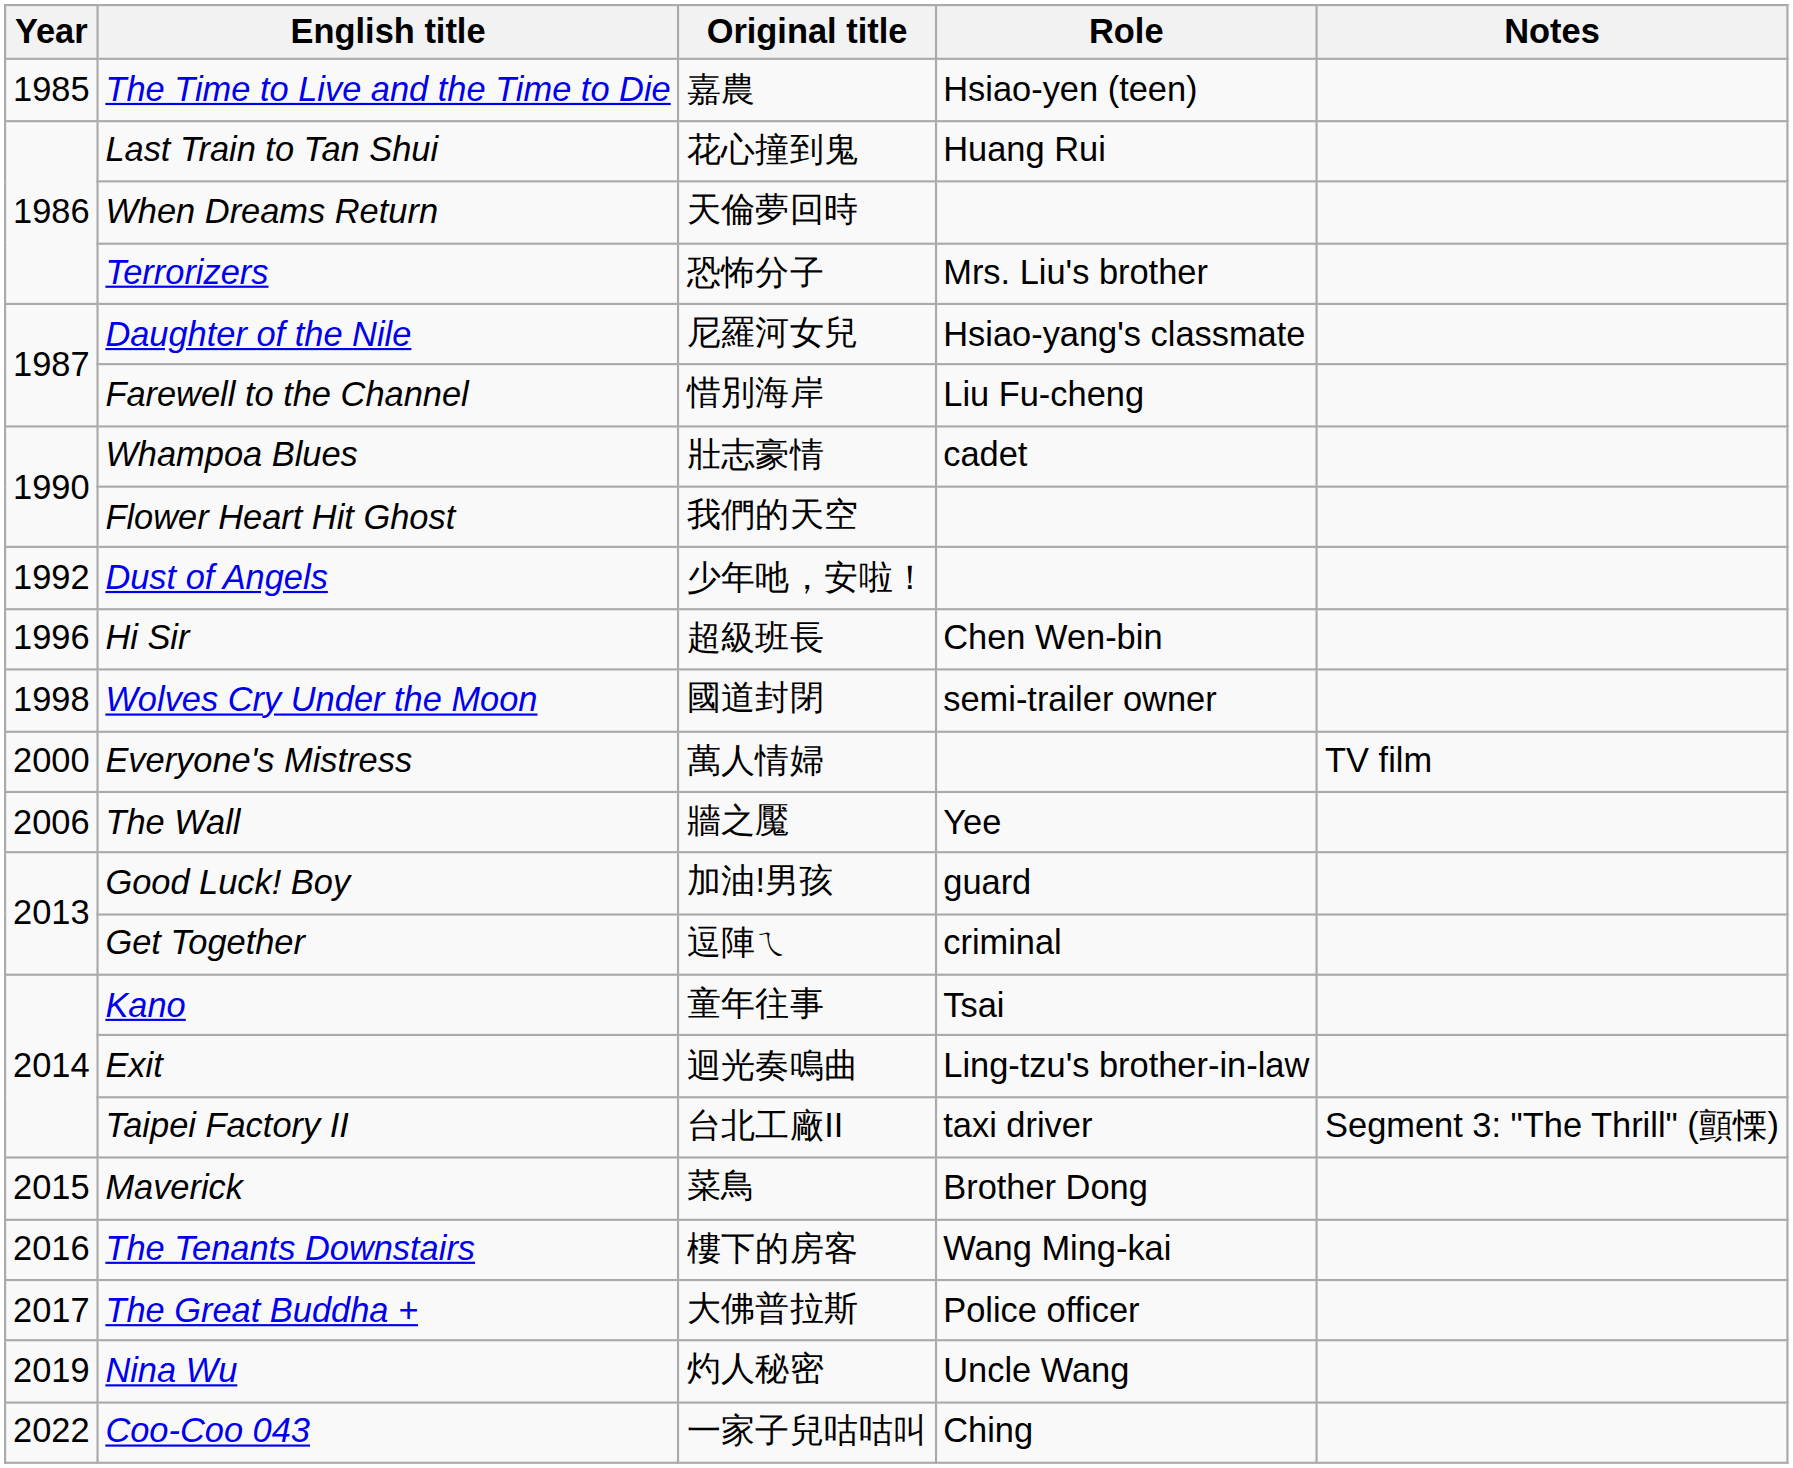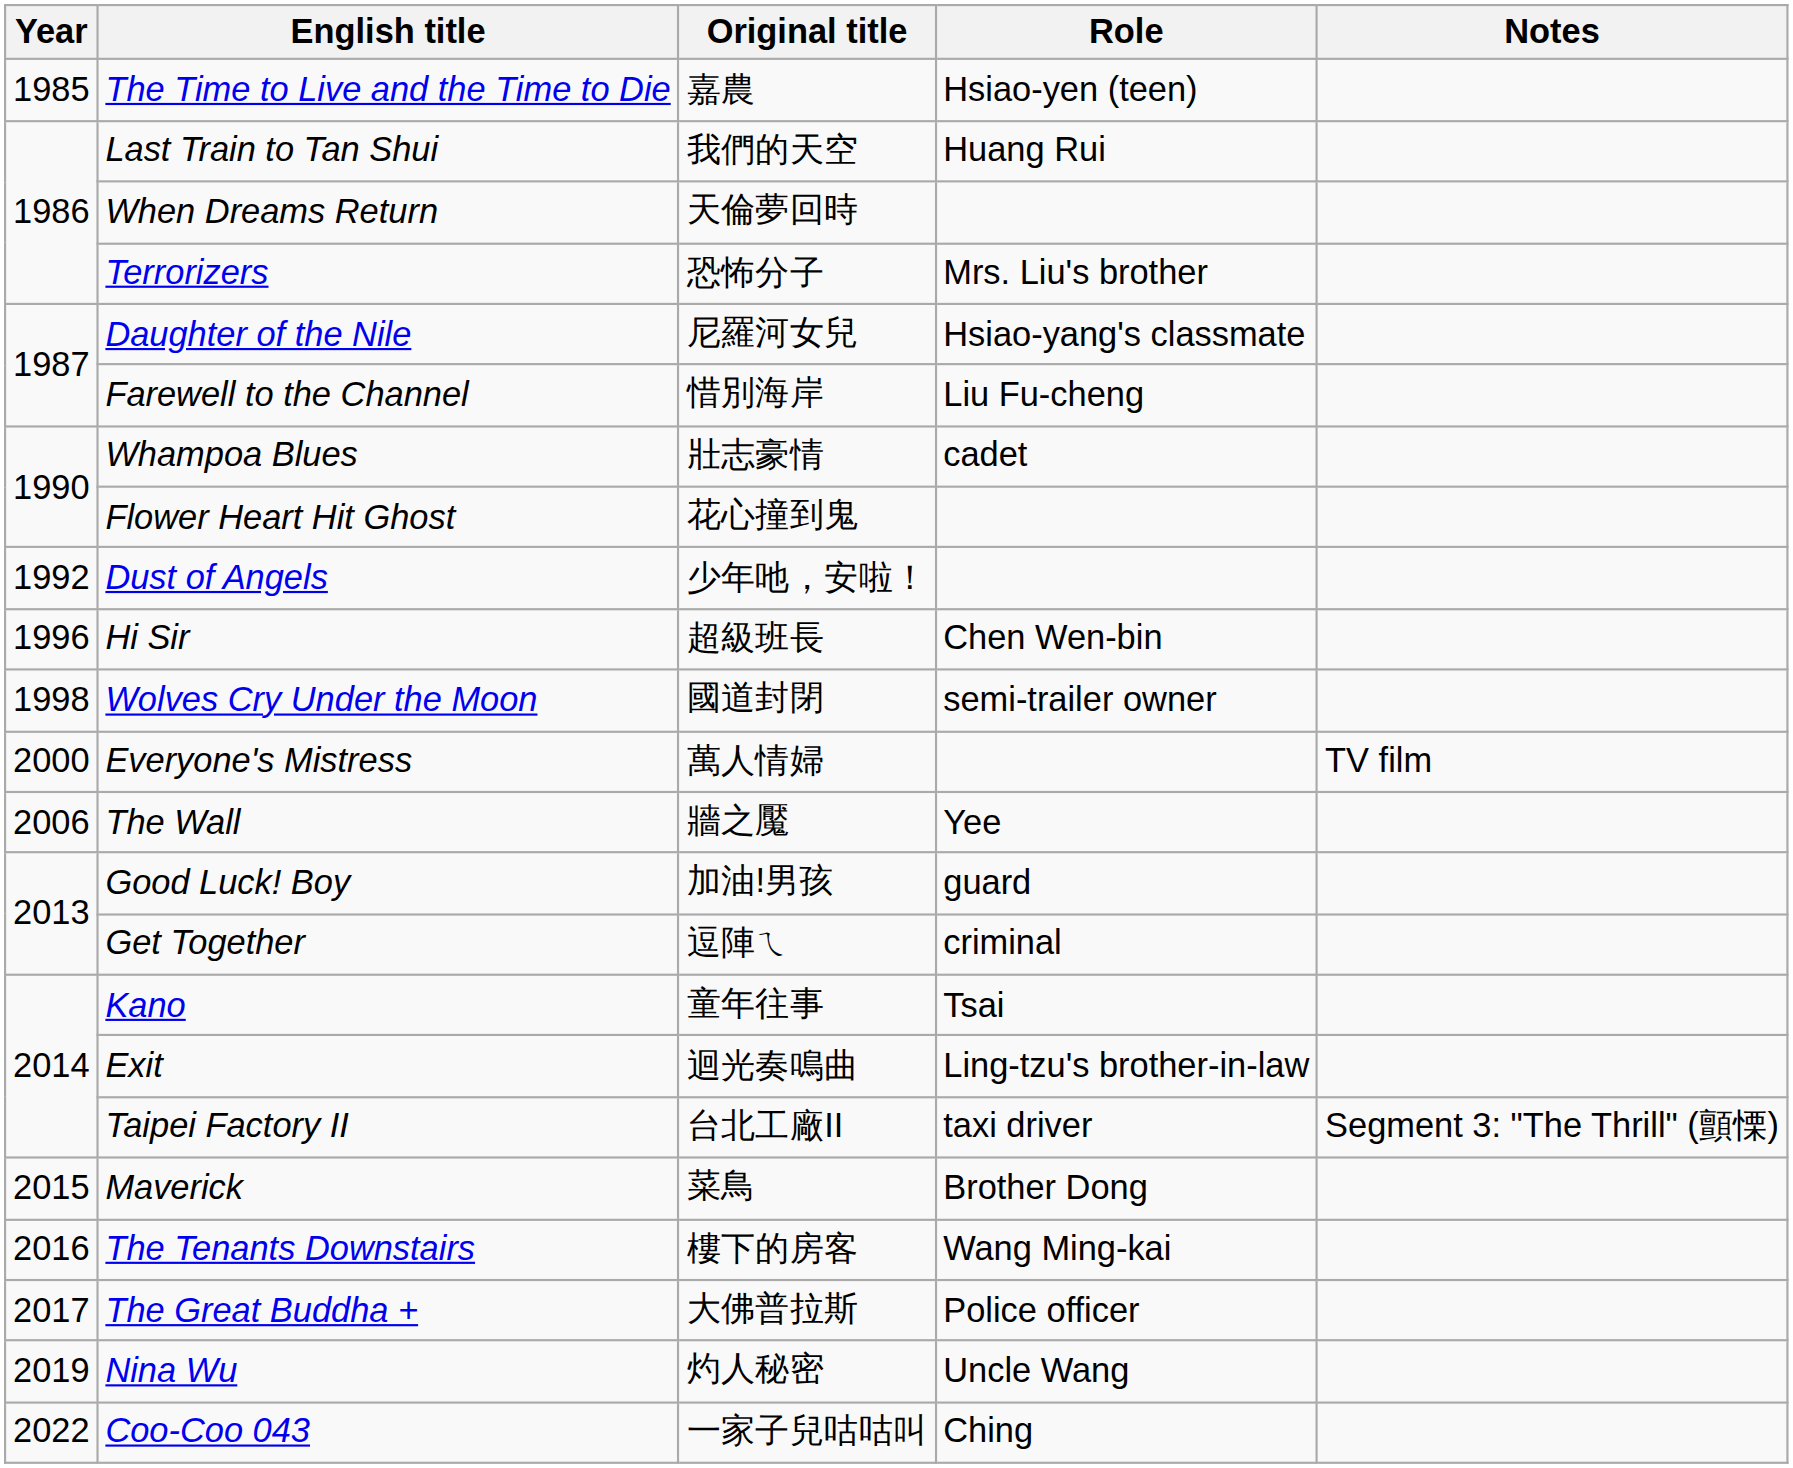(773, 149) 花心撞到鬼 -> (773, 149) 我們的天空
(773, 515) 我們的天空 -> (773, 515) 花心撞到鬼
